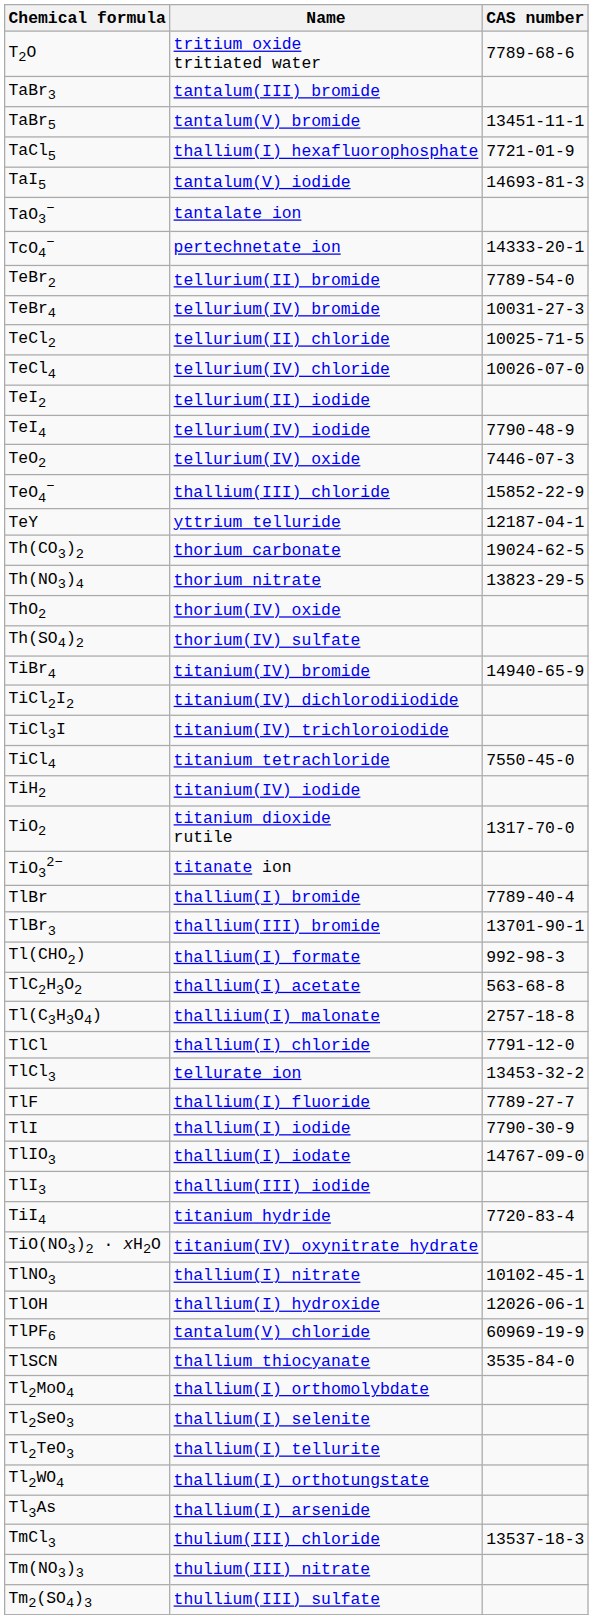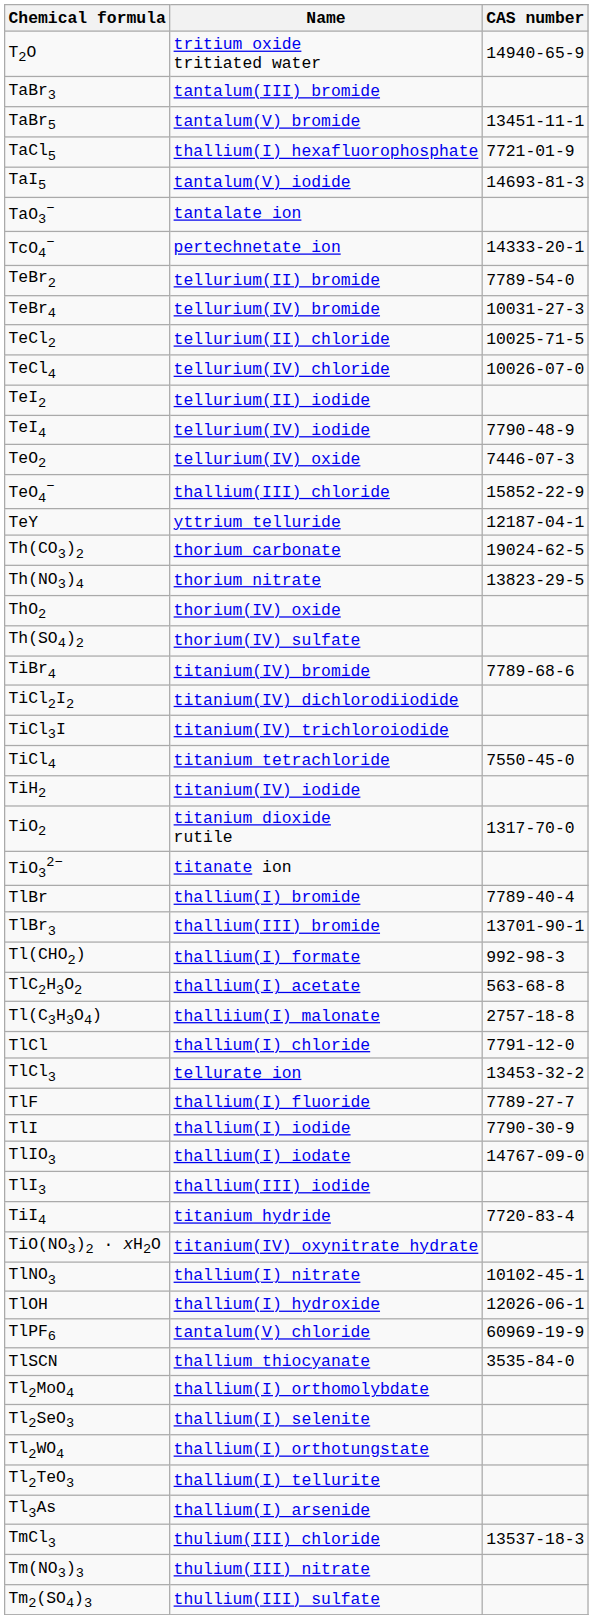(530, 54) 7789-68-6 -> (535, 54) 14940-65-9
(535, 671) 14940-65-9 -> (530, 671) 7789-68-6
rows swapped: (41, 1450) <-> (36, 1480)
